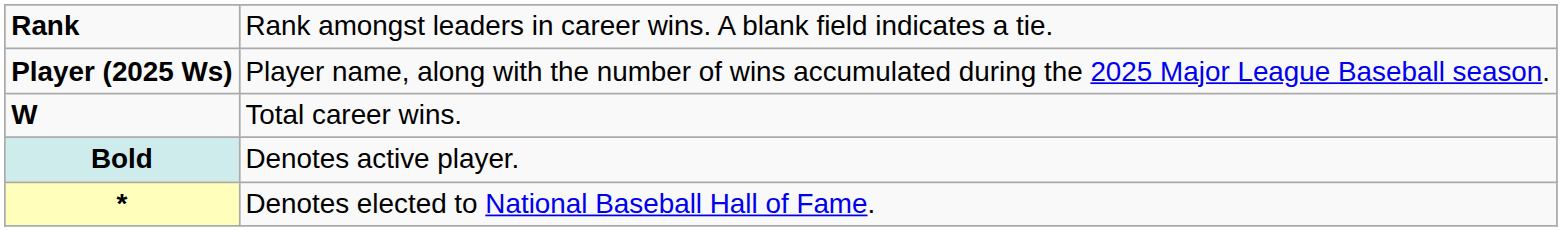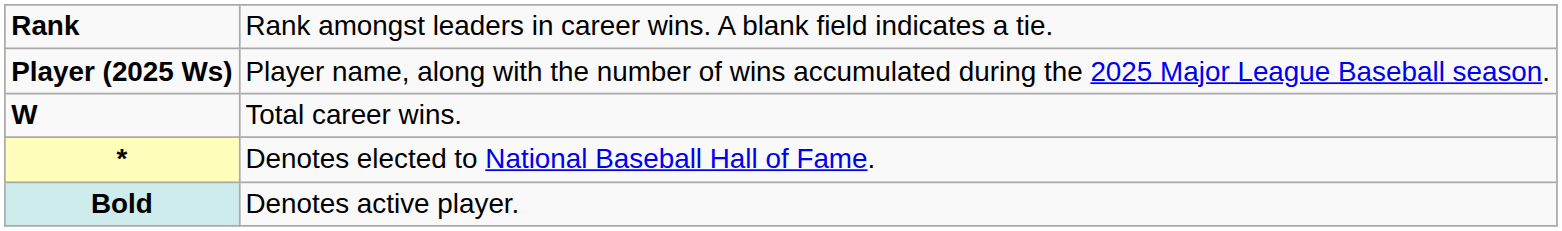rows swapped: (122, 203) <-> (122, 159)
